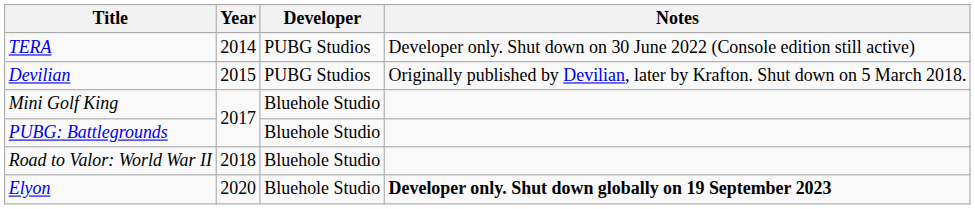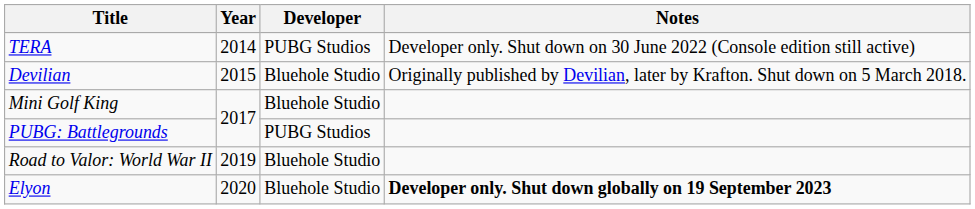(317, 75) PUBG Studios -> (322, 75) Bluehole Studio
(322, 132) Bluehole Studio -> (317, 132) PUBG Studios
(238, 160) 2018 -> (238, 160) 2019
